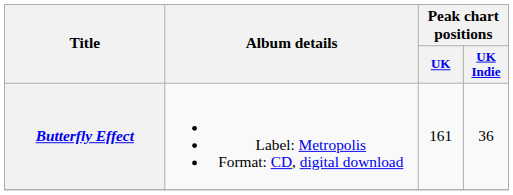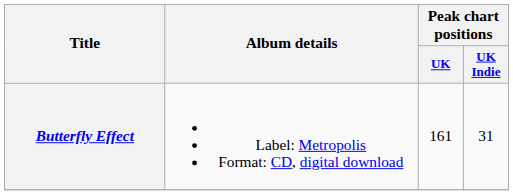(486, 136) 36 -> (486, 136) 31
